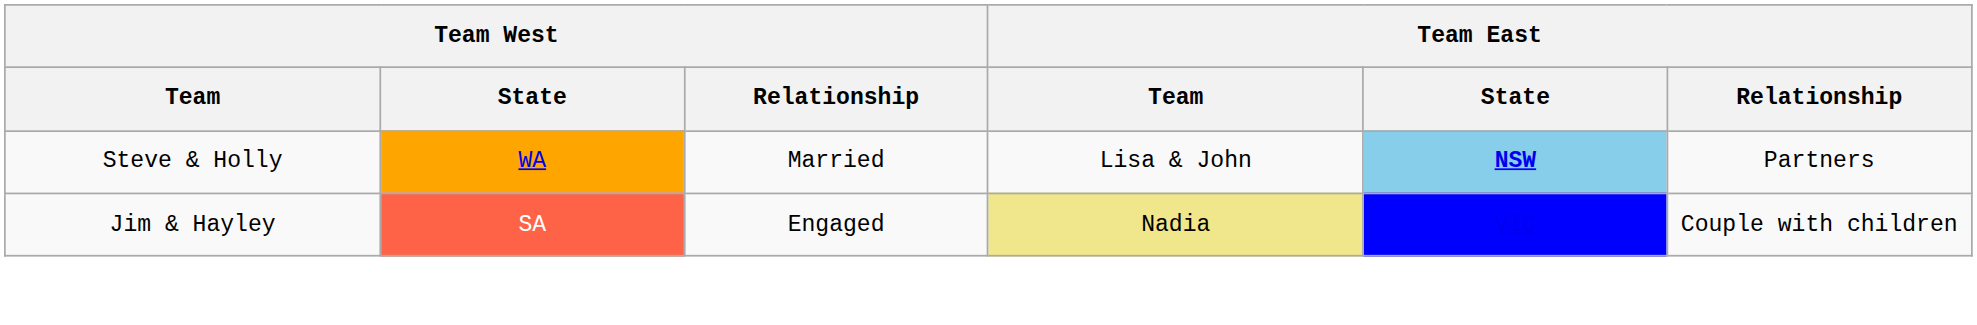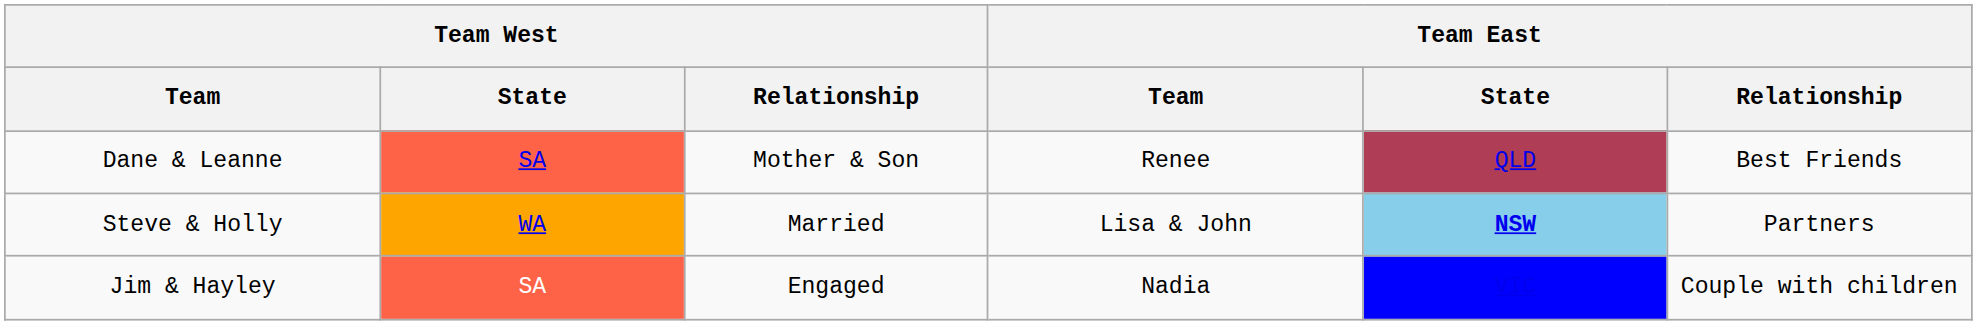+ row: (193, 161)
(1176, 224) khaki background -> (1176, 287) no background
